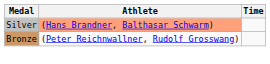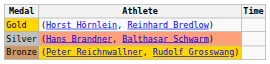+ row: (17, 25)
(140, 39) no background -> (140, 53) gold background
